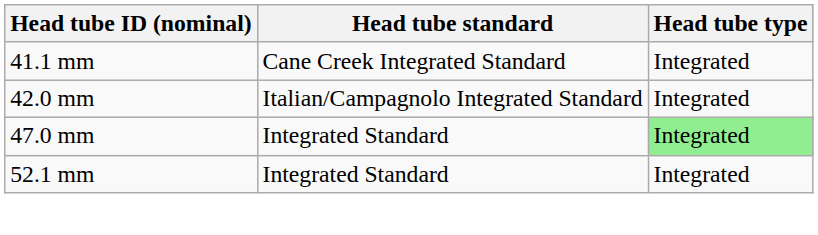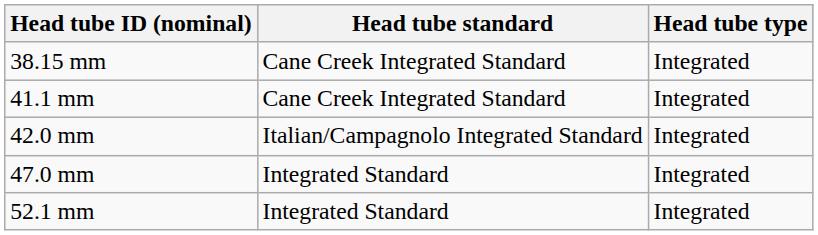+ row: (58, 60)
(702, 135) lightgreen background -> (702, 173) no background
